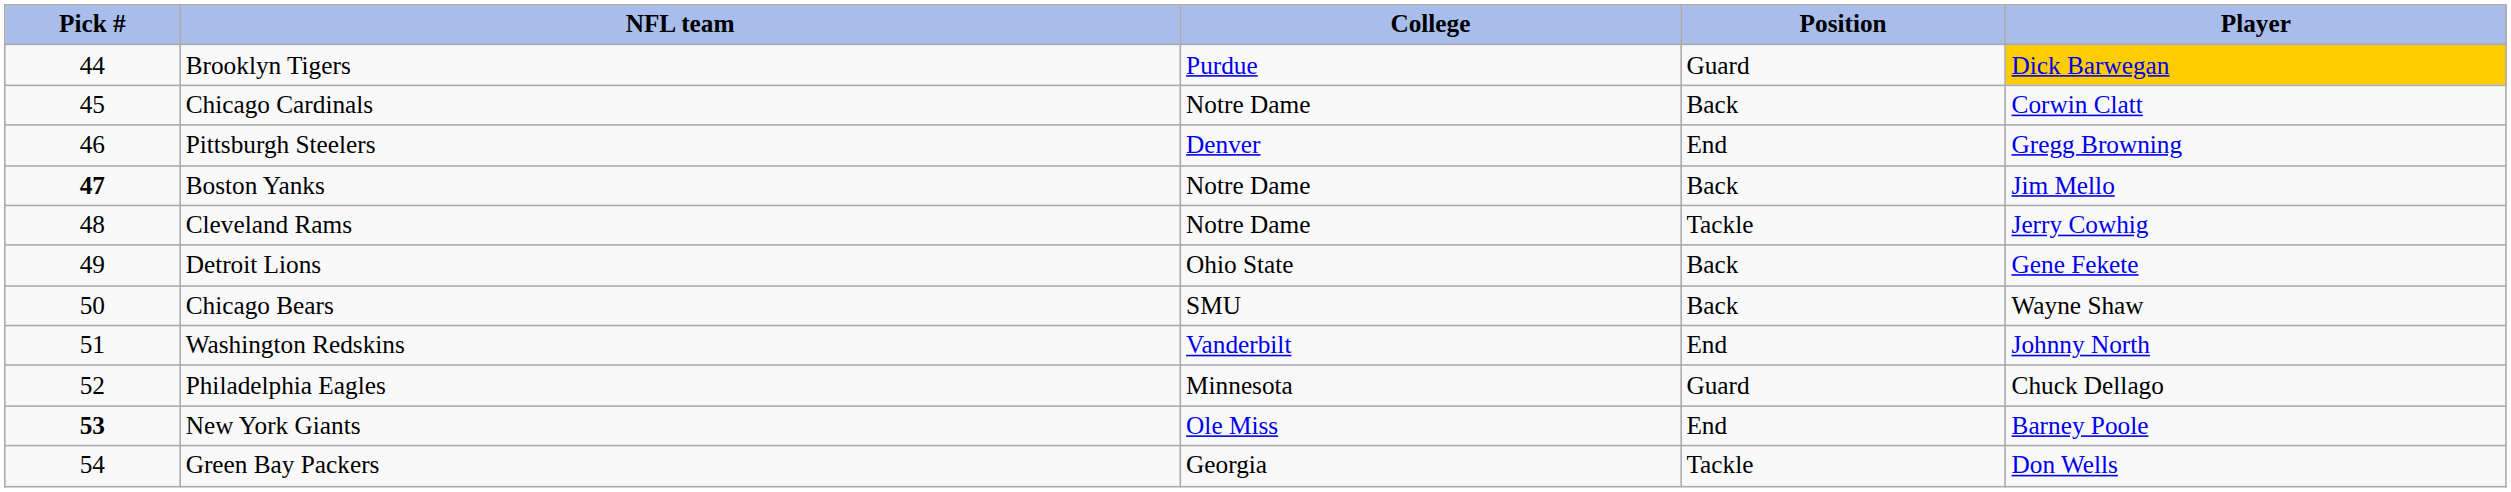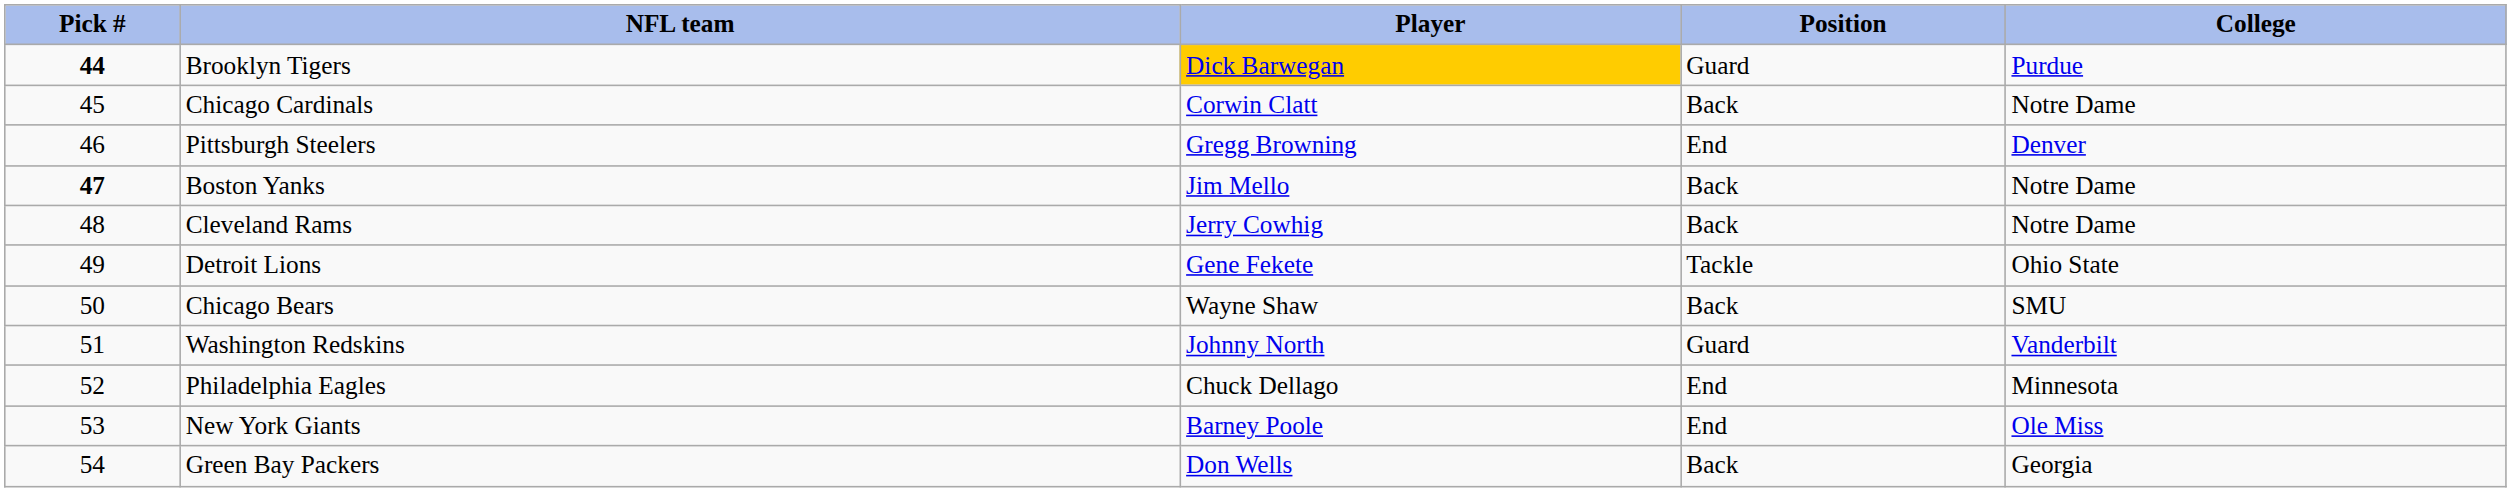columns swapped: (2256, 24) <-> (1430, 24)
(92, 64) normal -> (92, 64) bold
(1720, 225) Tackle -> (1712, 225) Back
(1712, 265) Back -> (1720, 265) Tackle
(1707, 345) End -> (1718, 345) Guard
(1718, 385) Guard -> (1707, 385) End
(92, 425) bold -> (92, 425) normal
(1720, 465) Tackle -> (1712, 465) Back
